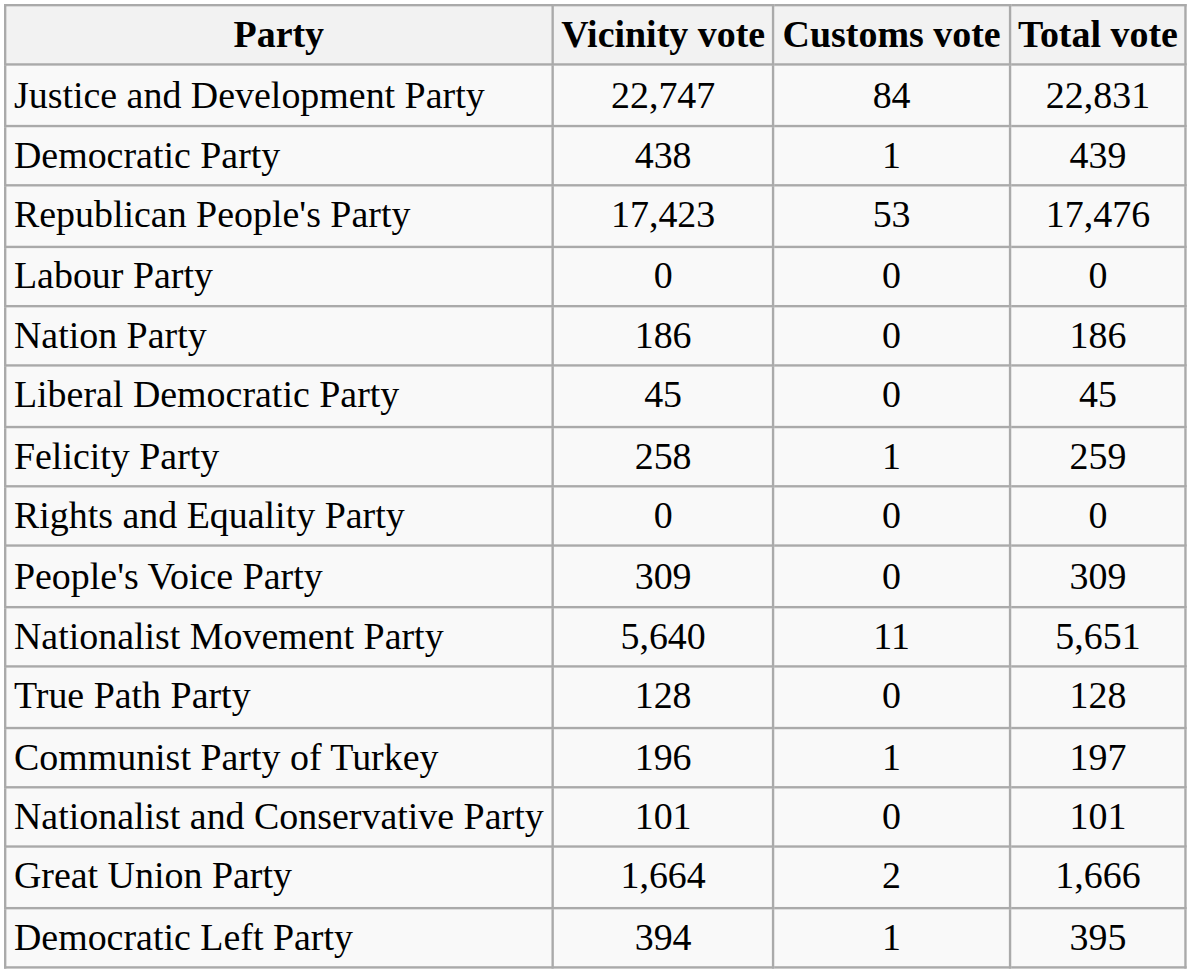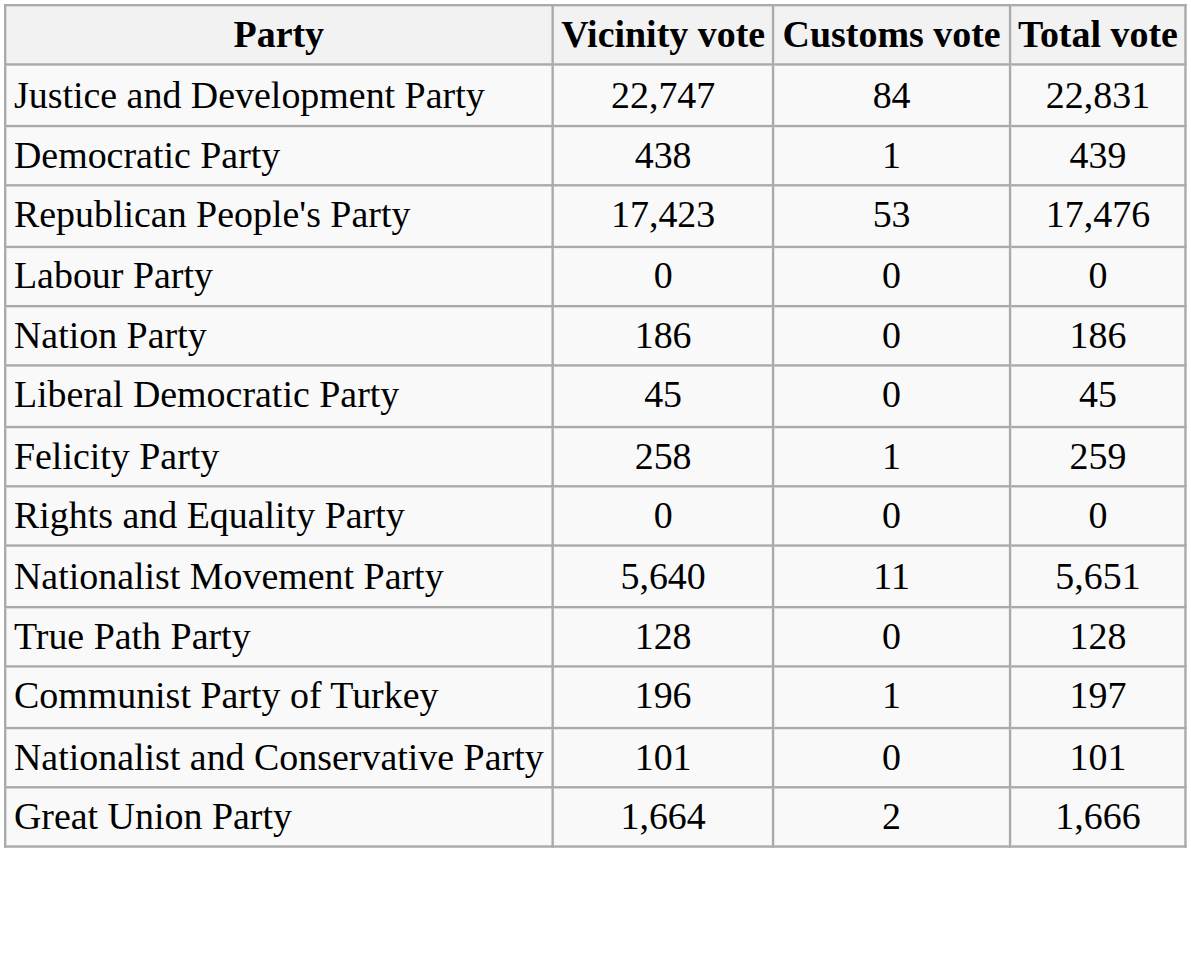- row: (168, 575)
- row: (183, 936)
